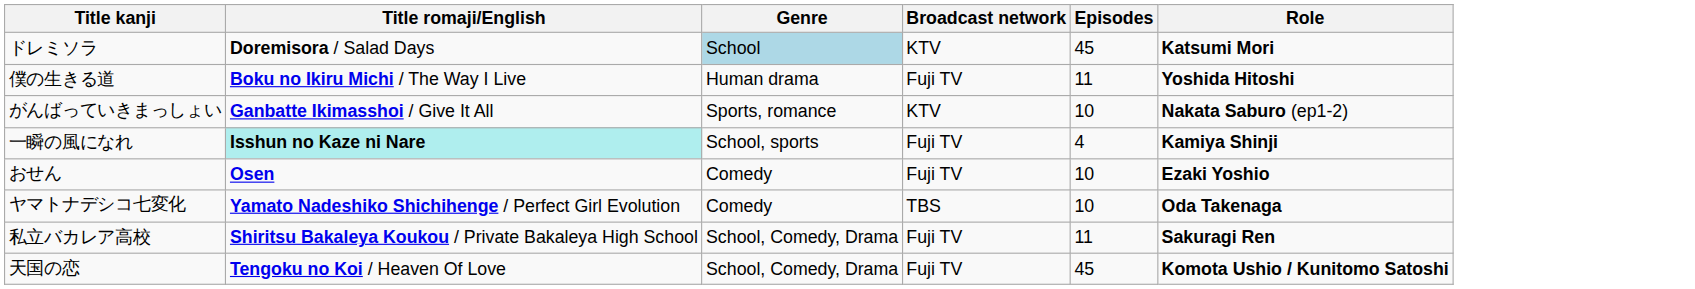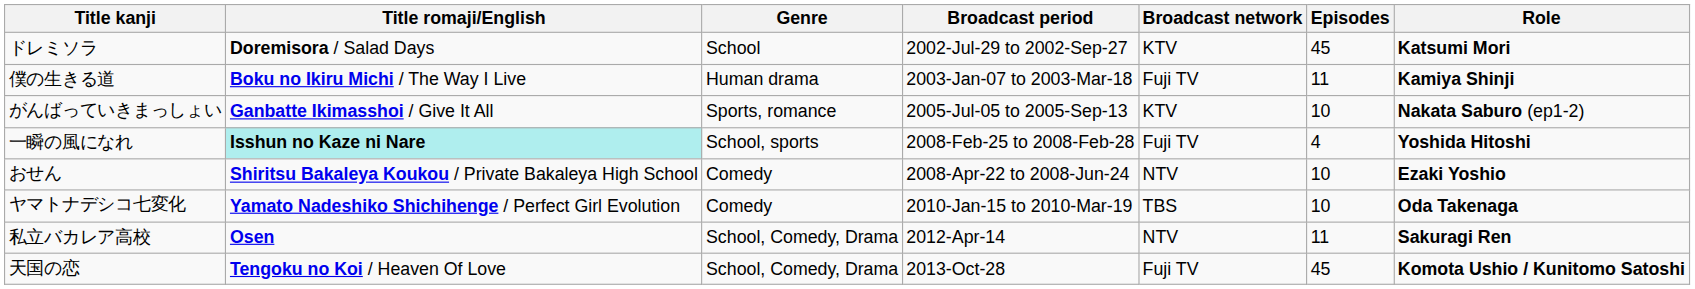+ column: (1020, 18)
(733, 48) lightblue background -> (733, 48) no background
(1228, 79) Yoshida Hitoshi -> (1456, 79) Kamiya Shinji
(1220, 142) Kamiya Shinji -> (1464, 142) Yoshida Hitoshi
(252, 174) Osen -> (464, 174) Shiritsu Bakaleya Koukou / Private Bakaleya High School
(934, 174) Fuji TV -> (1160, 174) NTV
(464, 237) Shiritsu Bakaleya Koukou / Private Bakaleya High School -> (252, 237) Osen
(934, 237) Fuji TV -> (1160, 237) NTV
